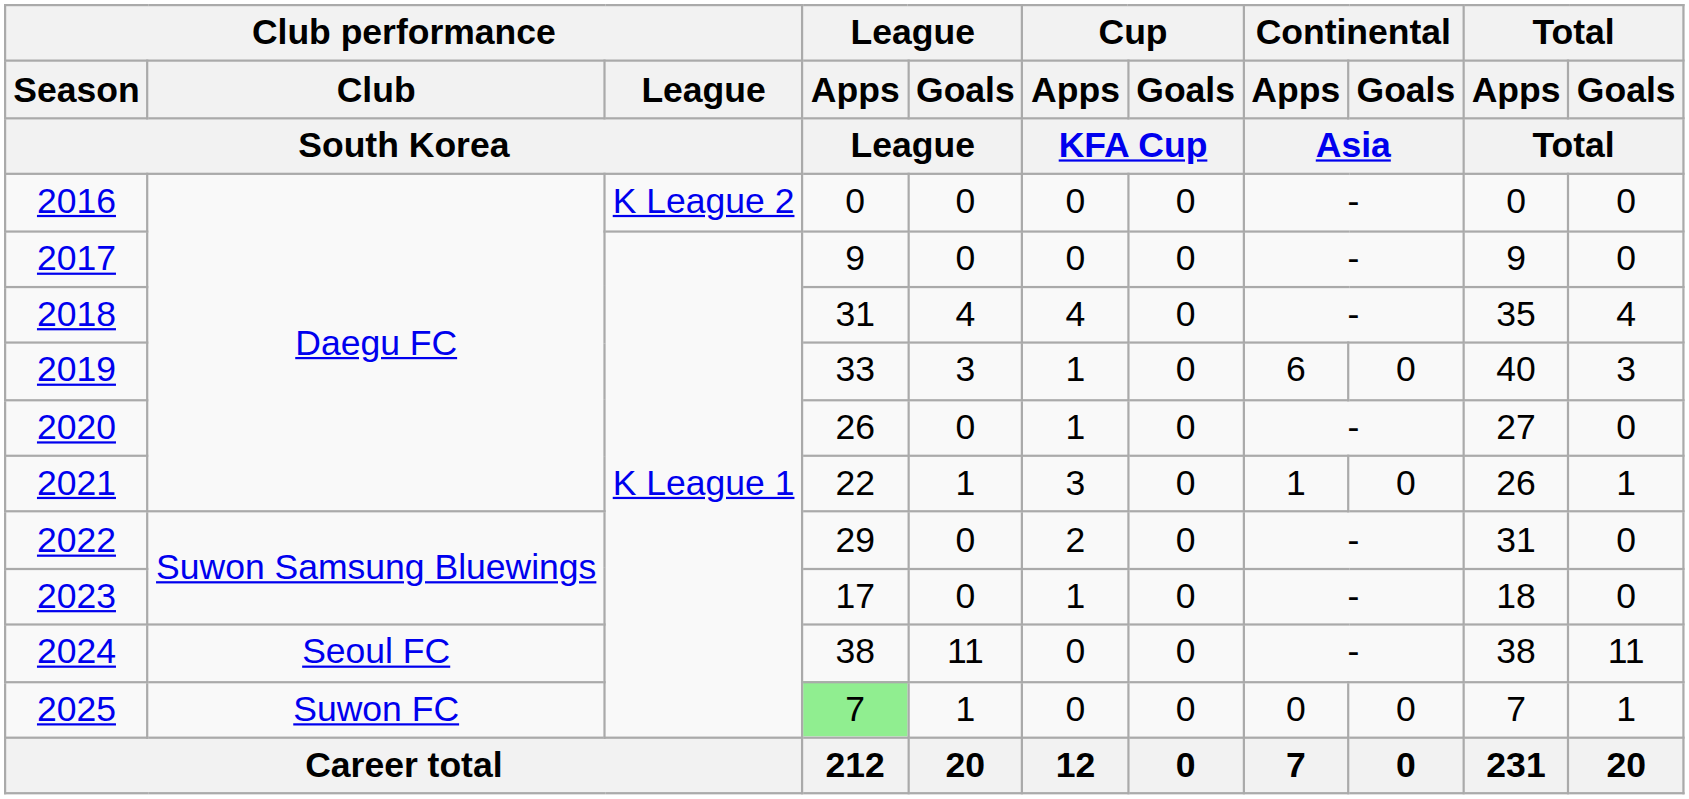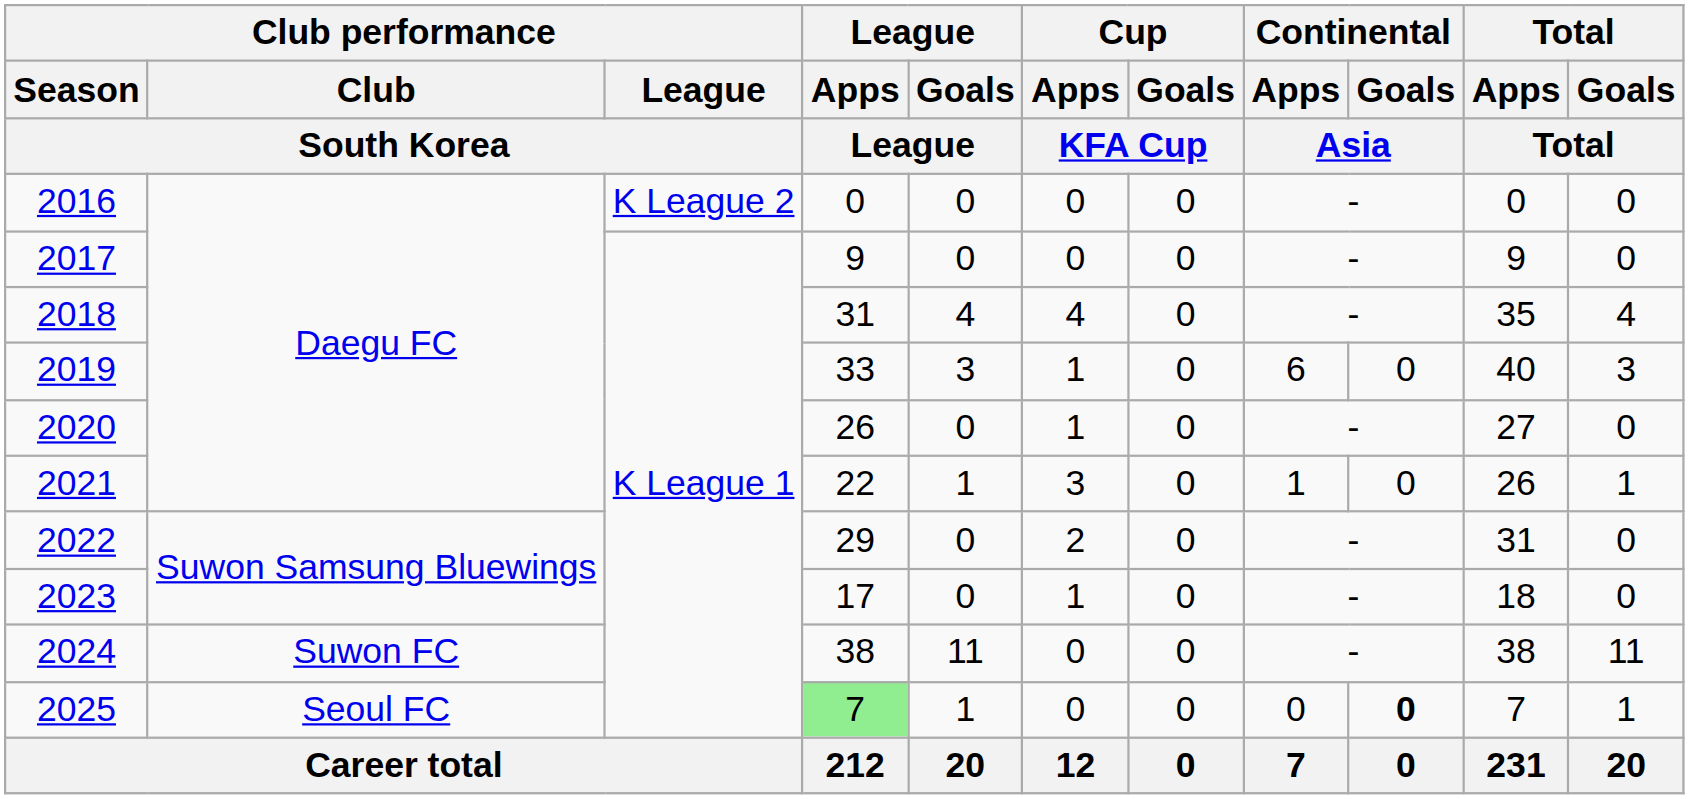(376, 652) Seoul FC -> (376, 652) Suwon FC
(376, 708) Suwon FC -> (376, 708) Seoul FC
(1406, 708) normal -> (1406, 708) bold
